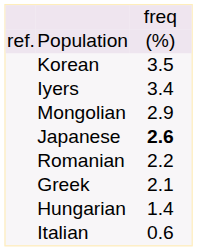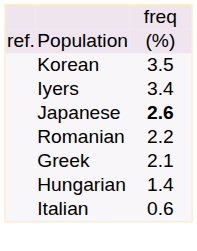- row: (82, 113)
